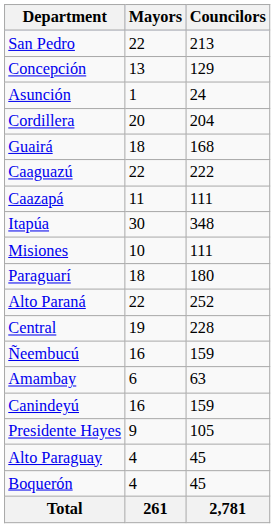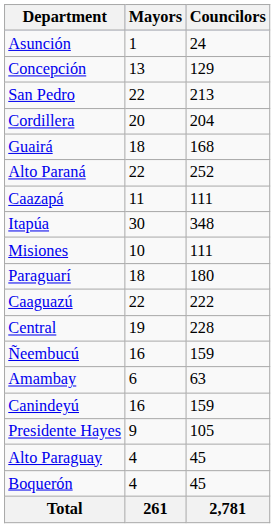rows swapped: (40, 95) <-> (42, 43)
rows swapped: (40, 172) <-> (47, 302)
